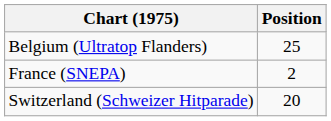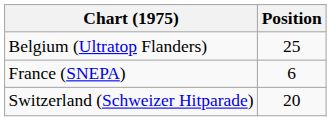(292, 73) 2 -> (292, 73) 6
